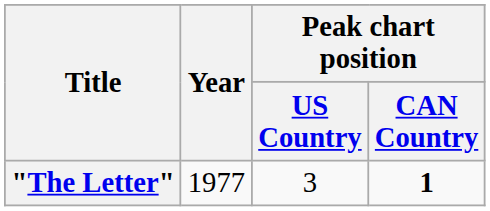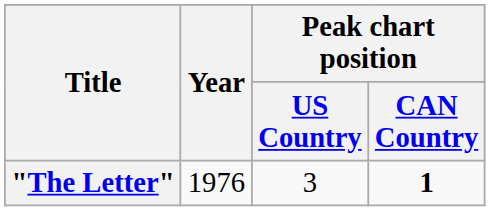(216, 182) 1977 -> (216, 182) 1976
